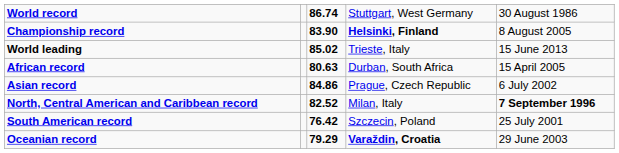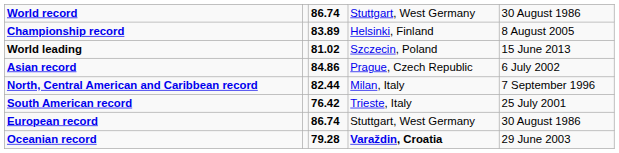(323, 31) 83.90 -> (325, 31) 83.89
(393, 31) bold -> (392, 31) normal
(323, 49) 85.02 -> (325, 49) 81.02
(379, 49) Trieste, Italy -> (394, 49) Szczecin, Poland
- row: (46, 67)
(323, 103) 82.52 -> (325, 85) 82.44
(547, 103) bold -> (548, 85) normal
(392, 121) Szczecin, Poland -> (381, 103) Trieste, Italy
+ row: (52, 121)
(323, 139) 79.29 -> (325, 139) 79.28
